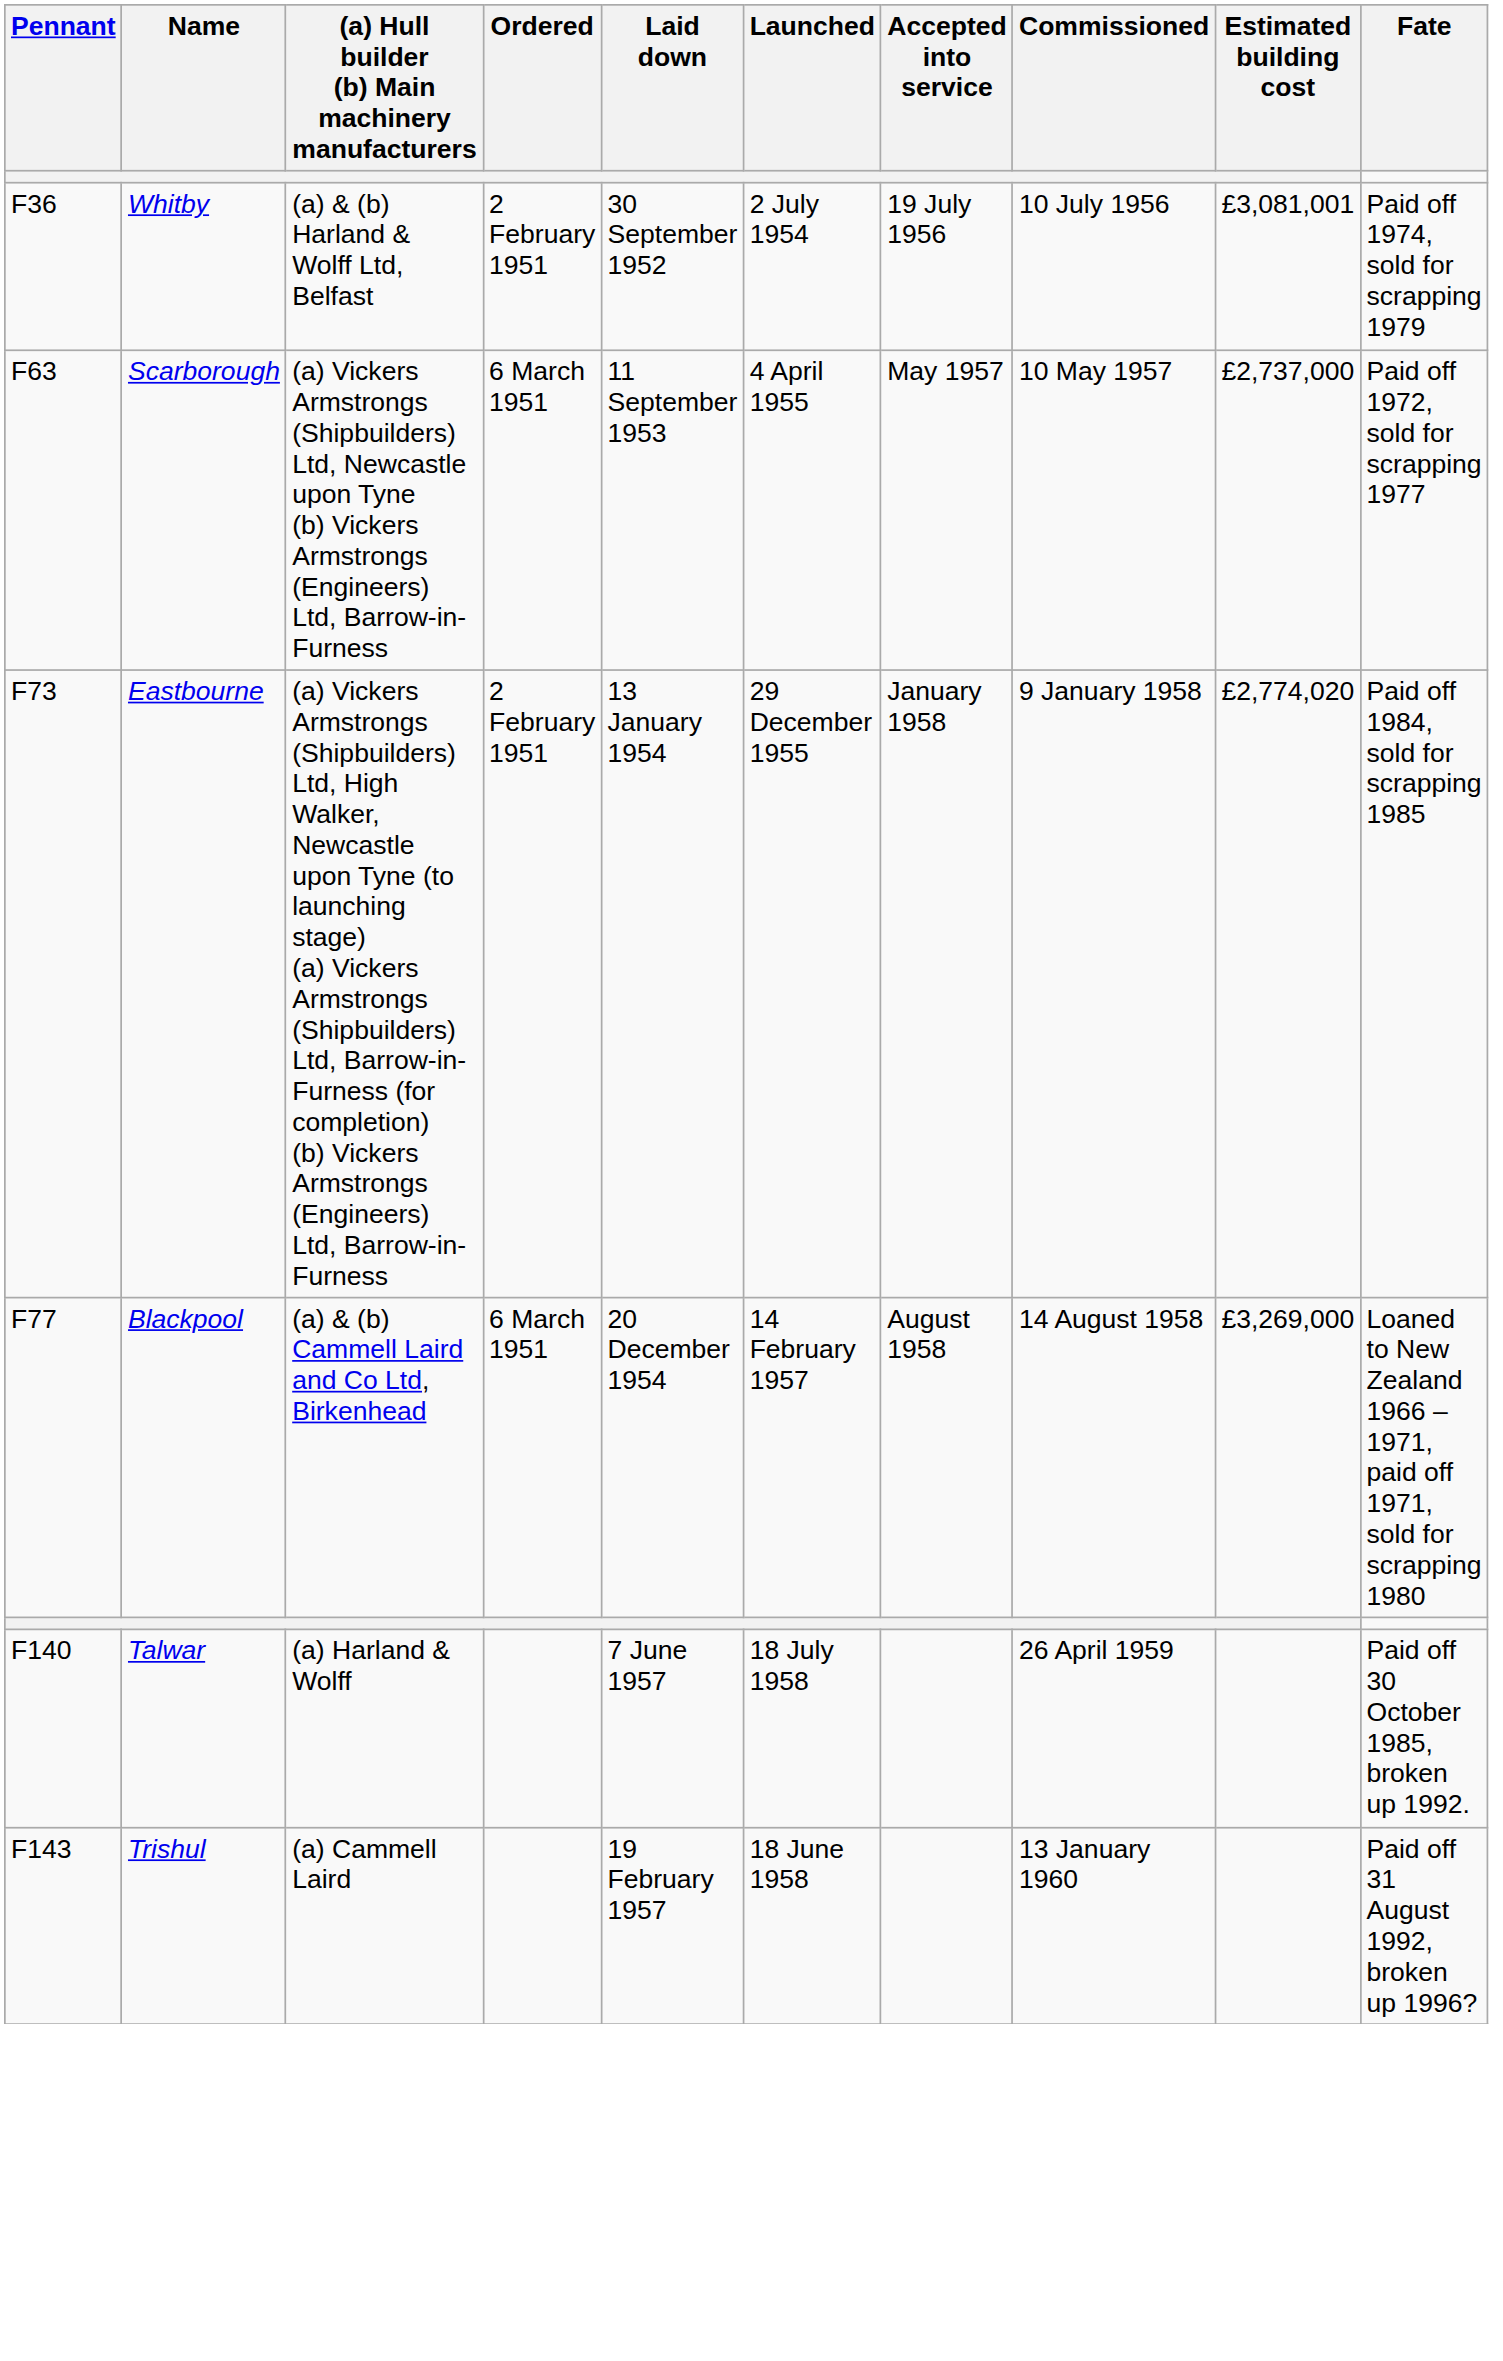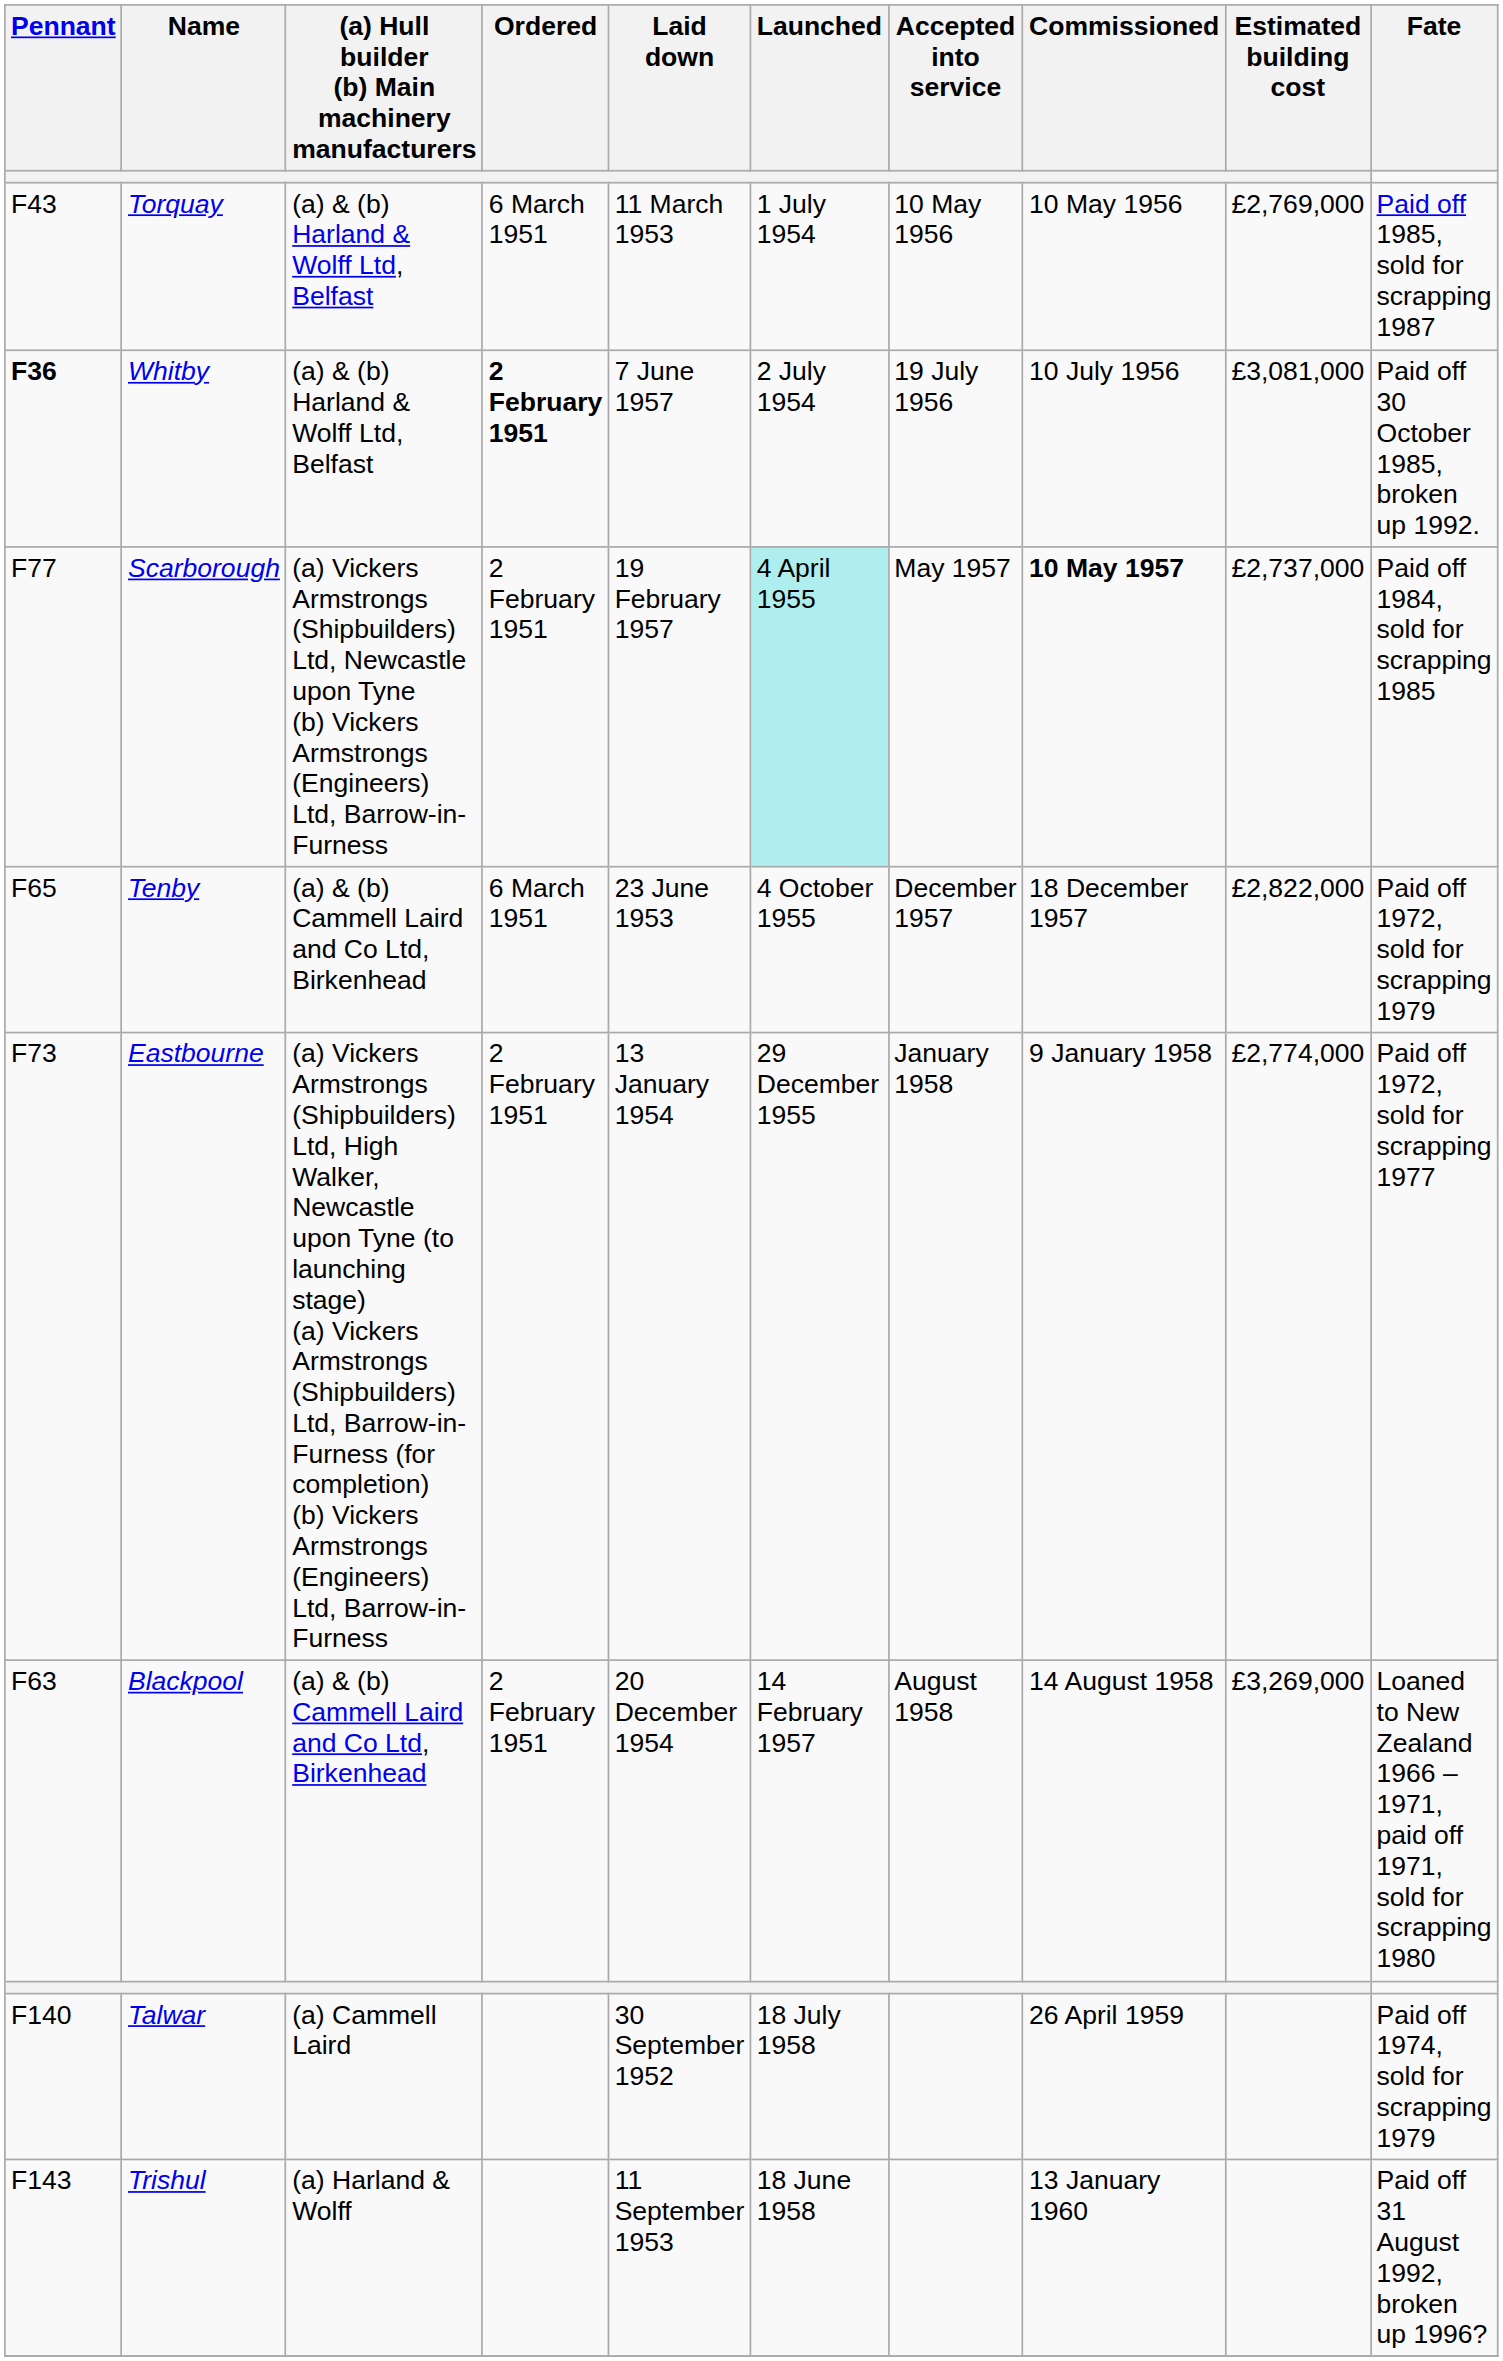+ row: (175, 204)
(34, 204) normal -> (34, 370) bold
(542, 234) normal -> (546, 401) bold
(672, 234) 30 September 1952 -> (654, 385) 7 June 1957
(1288, 204) £3,081,001 -> (1298, 370) £3,081,000
(1424, 265) Paid off 1974, sold for scrapping 1979 -> (1428, 447) Paid off 30 October 1985, broken up 1992.
(34, 370) F63 -> (34, 567) F77
(537, 385) 6 March 1951 -> (542, 597) 2 February 1951
(672, 401) 11 September 1953 -> (668, 597) 19 February 1957
(787, 385) no background -> (794, 582) paleturquoise background
(1096, 370) normal -> (1106, 567) bold
(1424, 431) Paid off 1972, sold for scrapping 1977 -> (1434, 628) Paid off 1984, sold for scrapping 1985
+ row: (164, 887)
(1288, 690) £2,774,020 -> (1298, 1053) £2,774,000
(1424, 751) Paid off 1984, sold for scrapping 1985 -> (1434, 1115) Paid off 1972, sold for scrapping 1977
(34, 1318) F77 -> (34, 1681) F63
(537, 1333) 6 March 1951 -> (542, 1712) 2 February 1951
(371, 1665) (a) Harland & Wolff -> (364, 2029) (a) Cammell Laird
(647, 1665) 7 June 1957 -> (680, 2044) 30 September 1952
(1418, 1727) Paid off 30 October 1985, broken up 1992. -> (1434, 2075) Paid off 1974, sold for scrapping 1979
(364, 1862) (a) Cammell Laird -> (371, 2195) (a) Harland & Wolff
(661, 1878) 19 February 1957 -> (680, 2210) 11 September 1953
